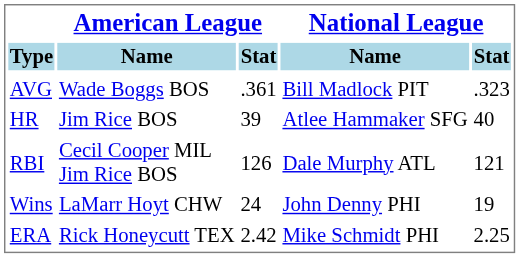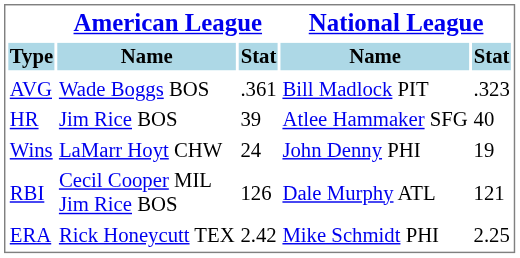rows swapped: (27, 162) <-> (31, 204)
